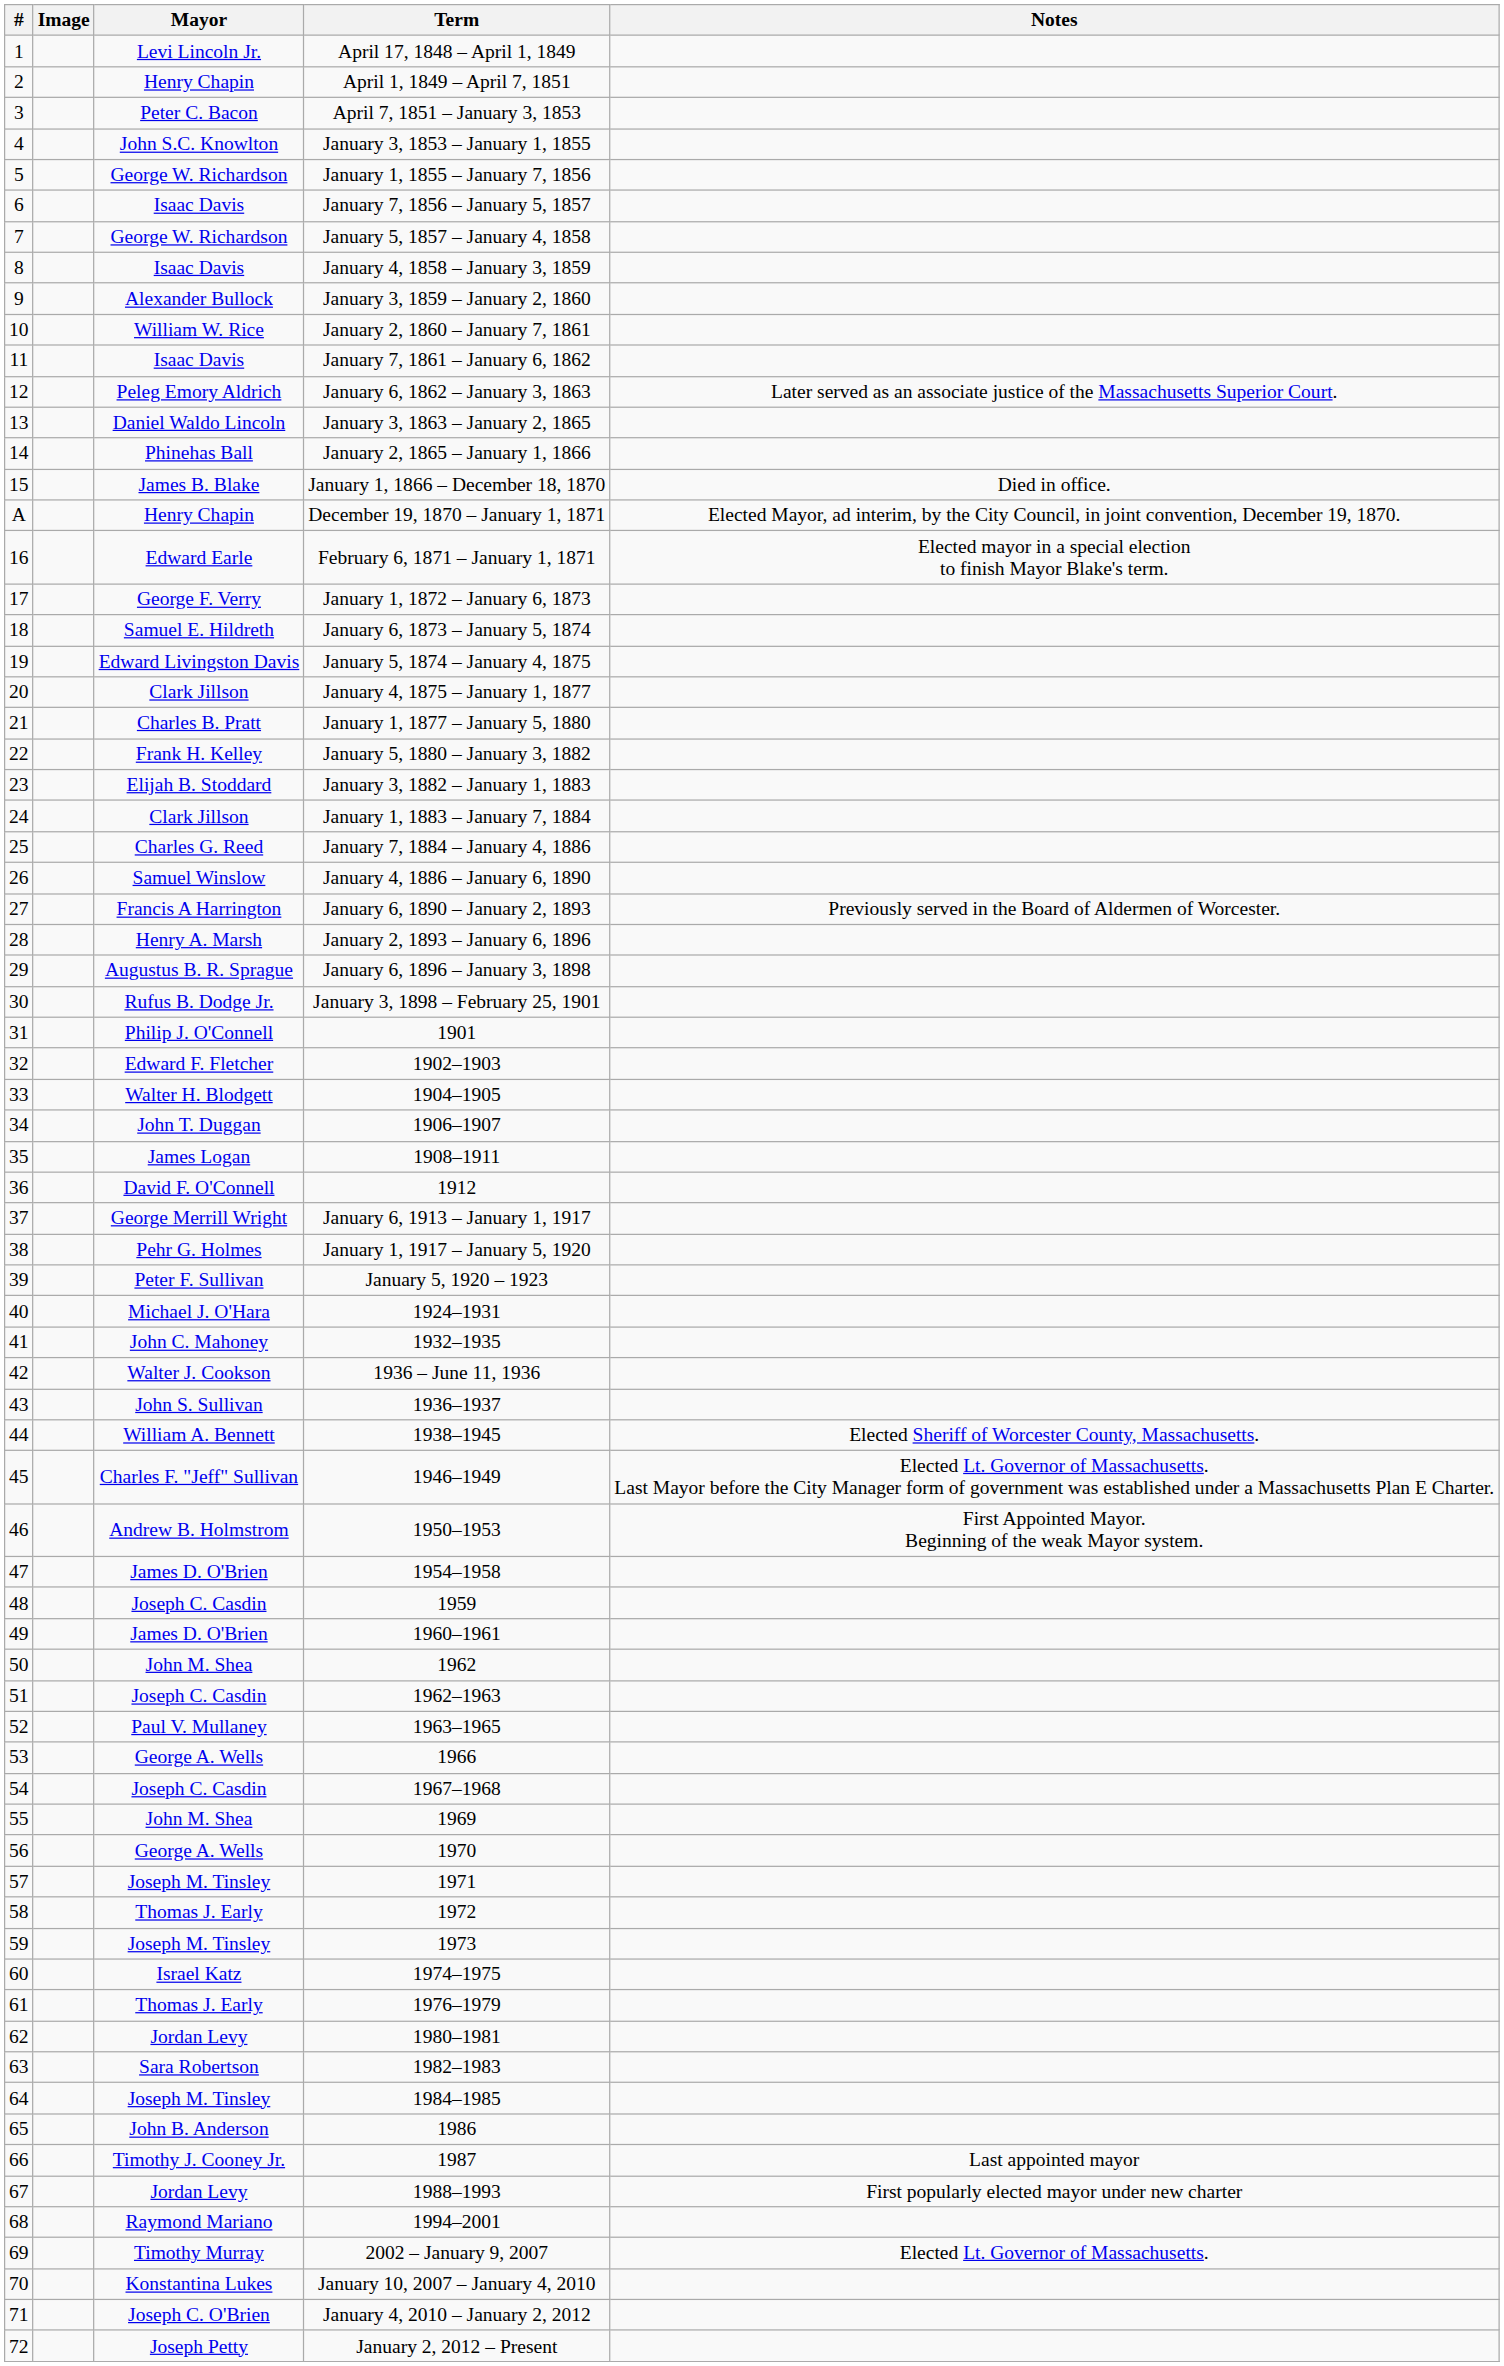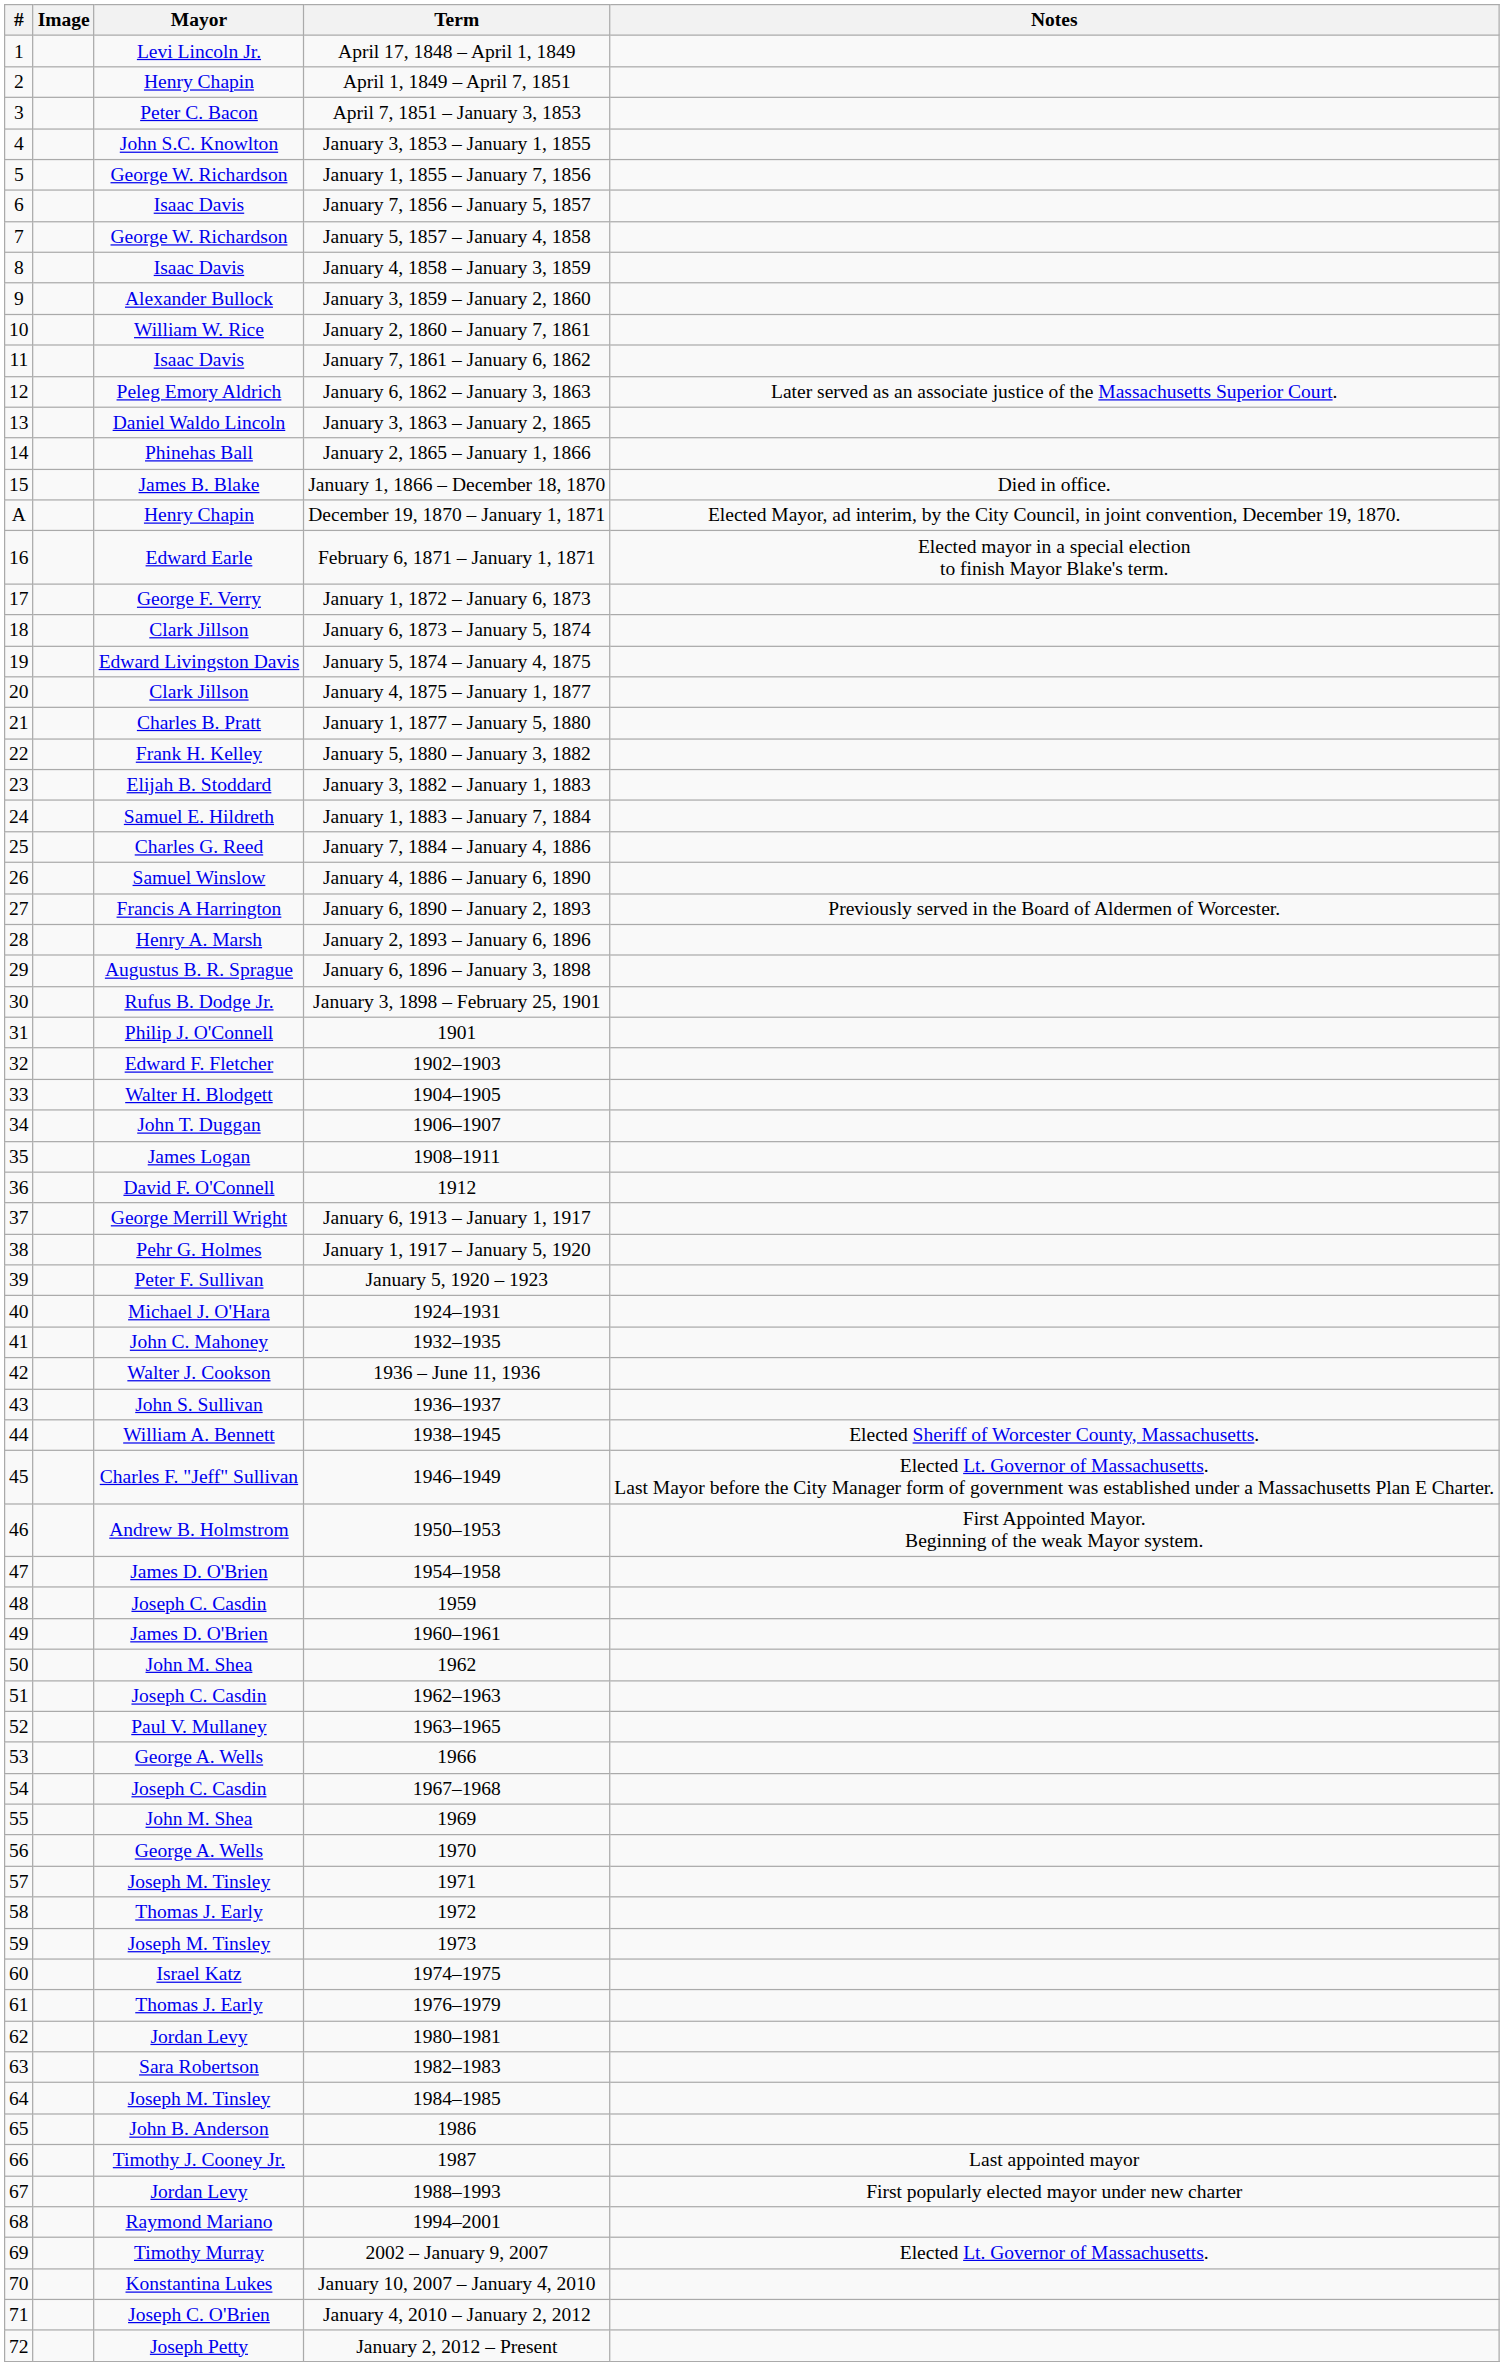(199, 630) Samuel E. Hildreth -> (199, 630) Clark Jillson
(199, 815) Clark Jillson -> (199, 815) Samuel E. Hildreth
